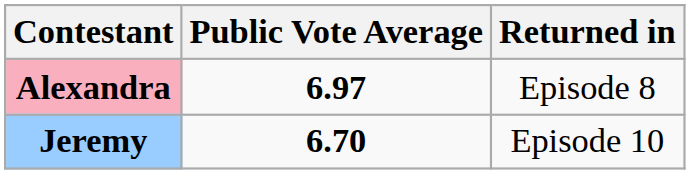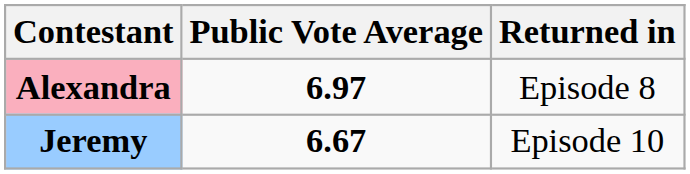(336, 140) 6.70 -> (336, 140) 6.67
